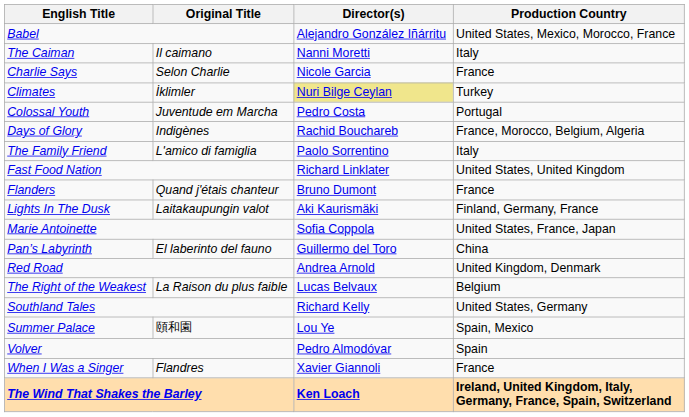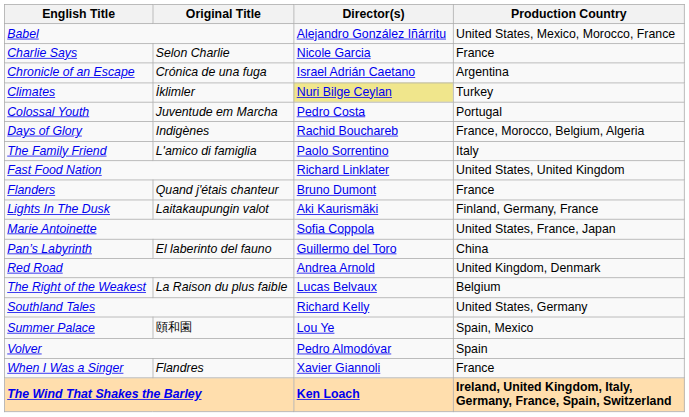- row: (41, 53)
+ row: (71, 72)
